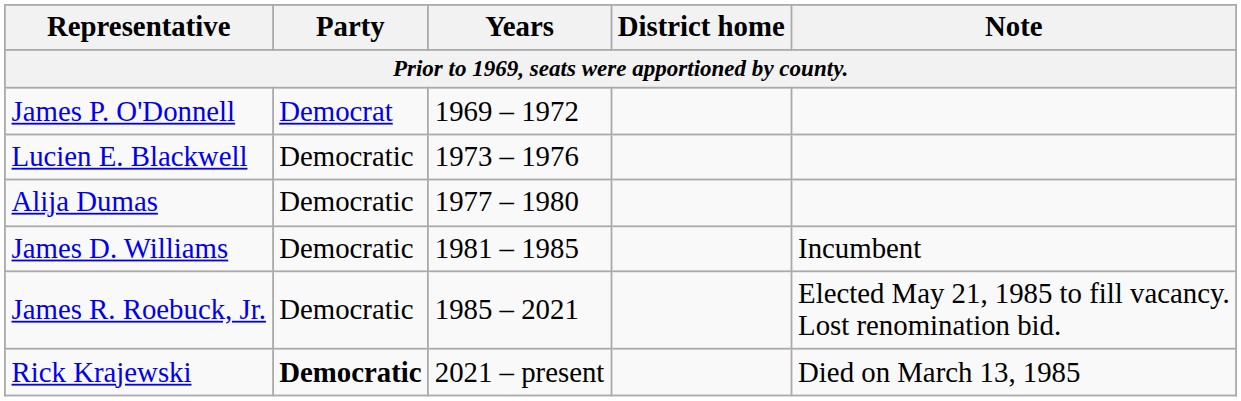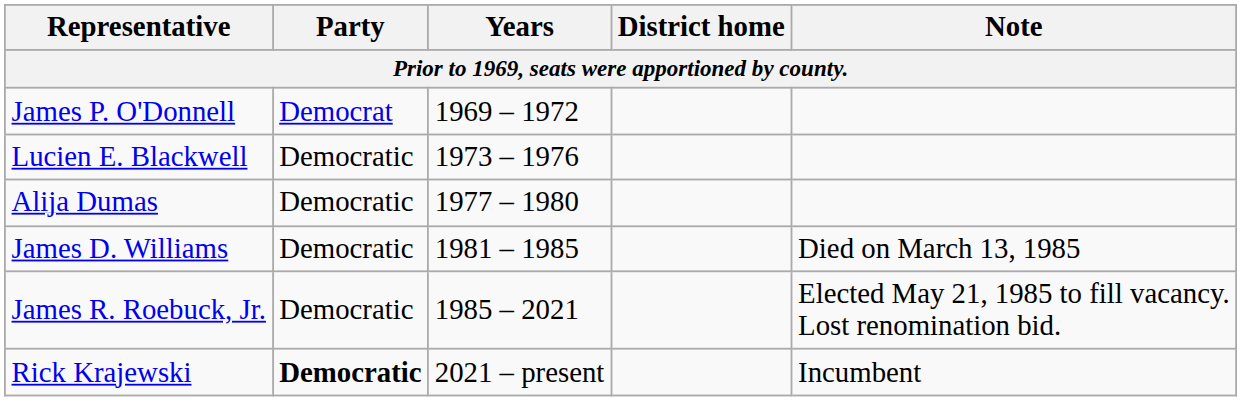(860, 248) Incumbent -> (939, 248) Died on March 13, 1985
(939, 371) Died on March 13, 1985 -> (860, 371) Incumbent
